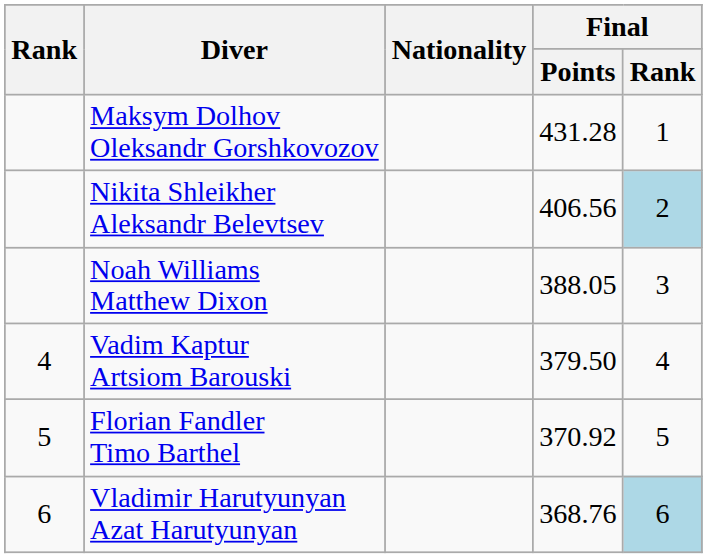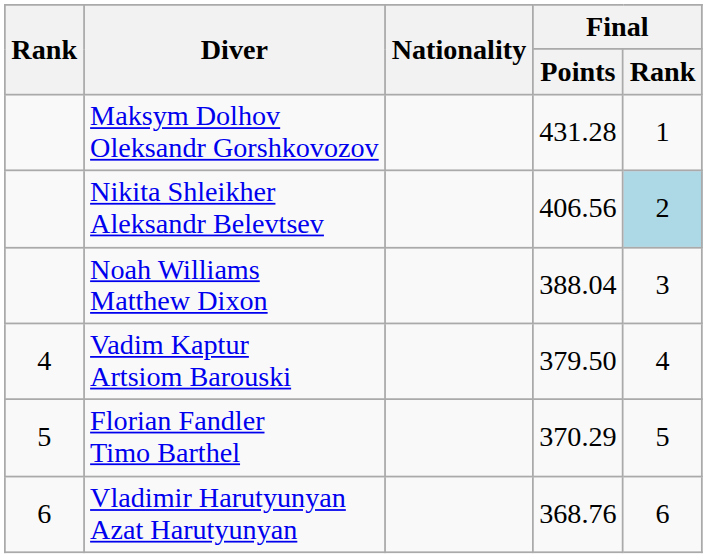(578, 284) 388.05 -> (578, 284) 388.04
(578, 437) 370.92 -> (578, 437) 370.29
(662, 513) lightblue background -> (662, 513) no background
